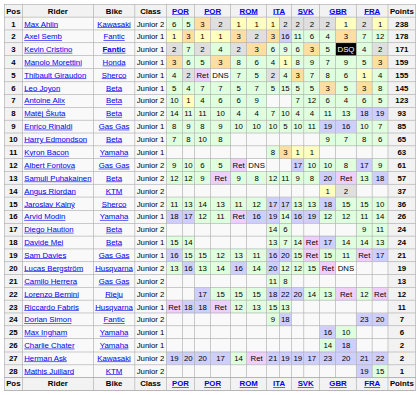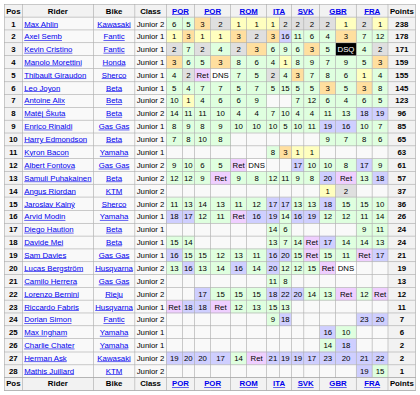(114, 49) bold -> (114, 49) normal
(402, 113) 93 -> (402, 113) 96
(151, 229) Junior 2 -> (151, 229) Junior 1
